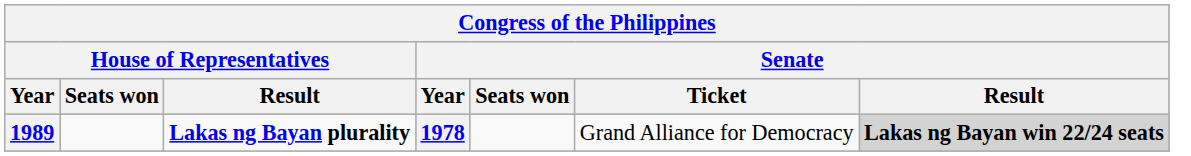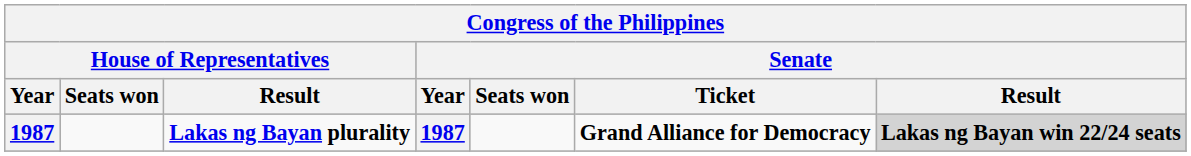(32, 132) 1989 -> (32, 132) 1987
(443, 132) 1978 -> (443, 132) 1987
(717, 132) normal -> (725, 132) bold
